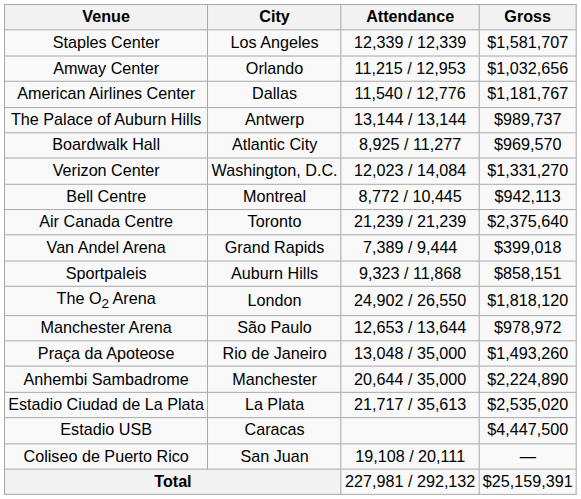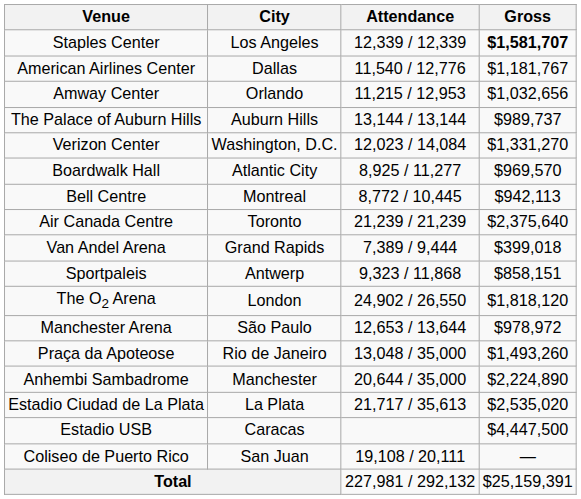(528, 42) normal -> (528, 42) bold
rows swapped: (106, 94) <-> (106, 68)
(275, 119) Antwerp -> (275, 119) Auburn Hills
rows swapped: (106, 171) <-> (106, 145)
(275, 273) Auburn Hills -> (275, 273) Antwerp
